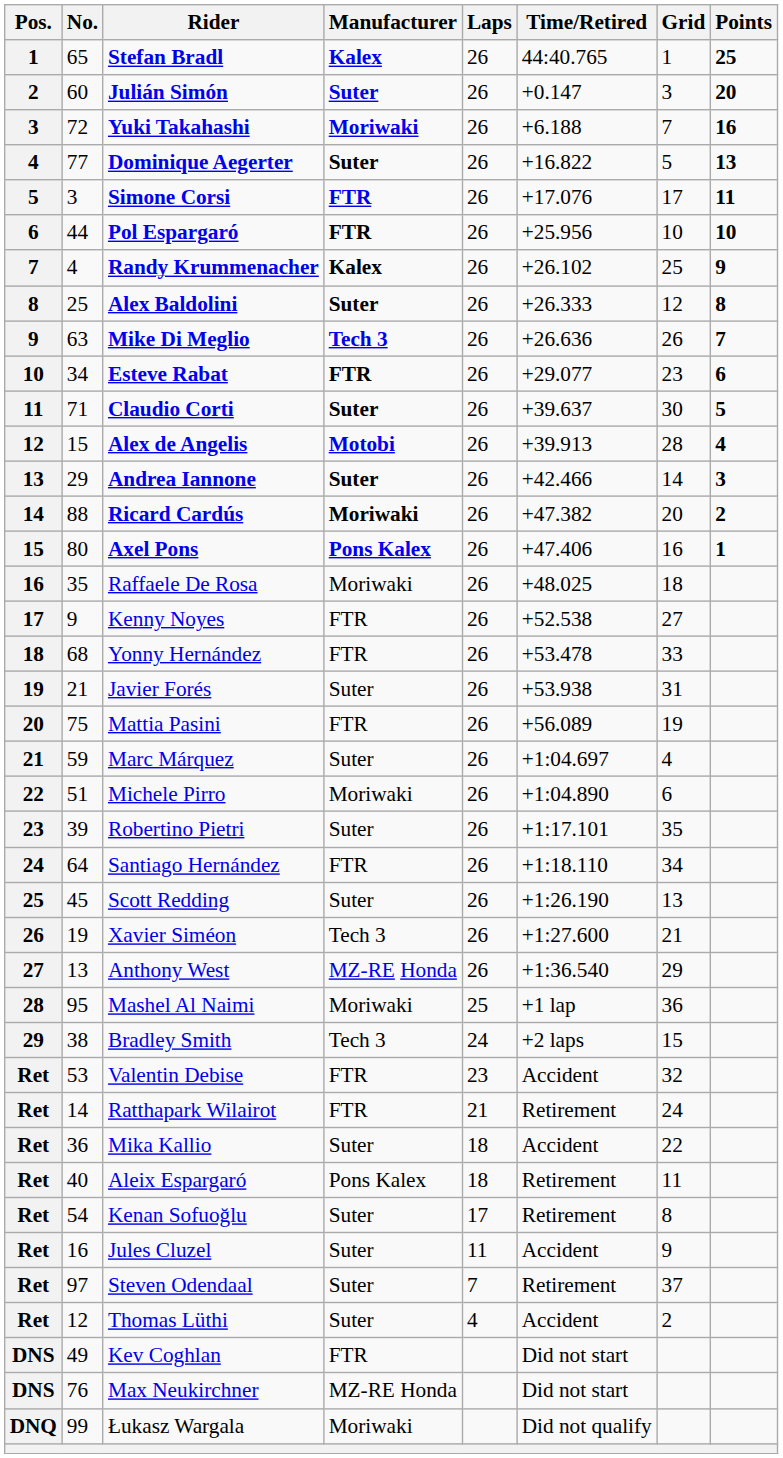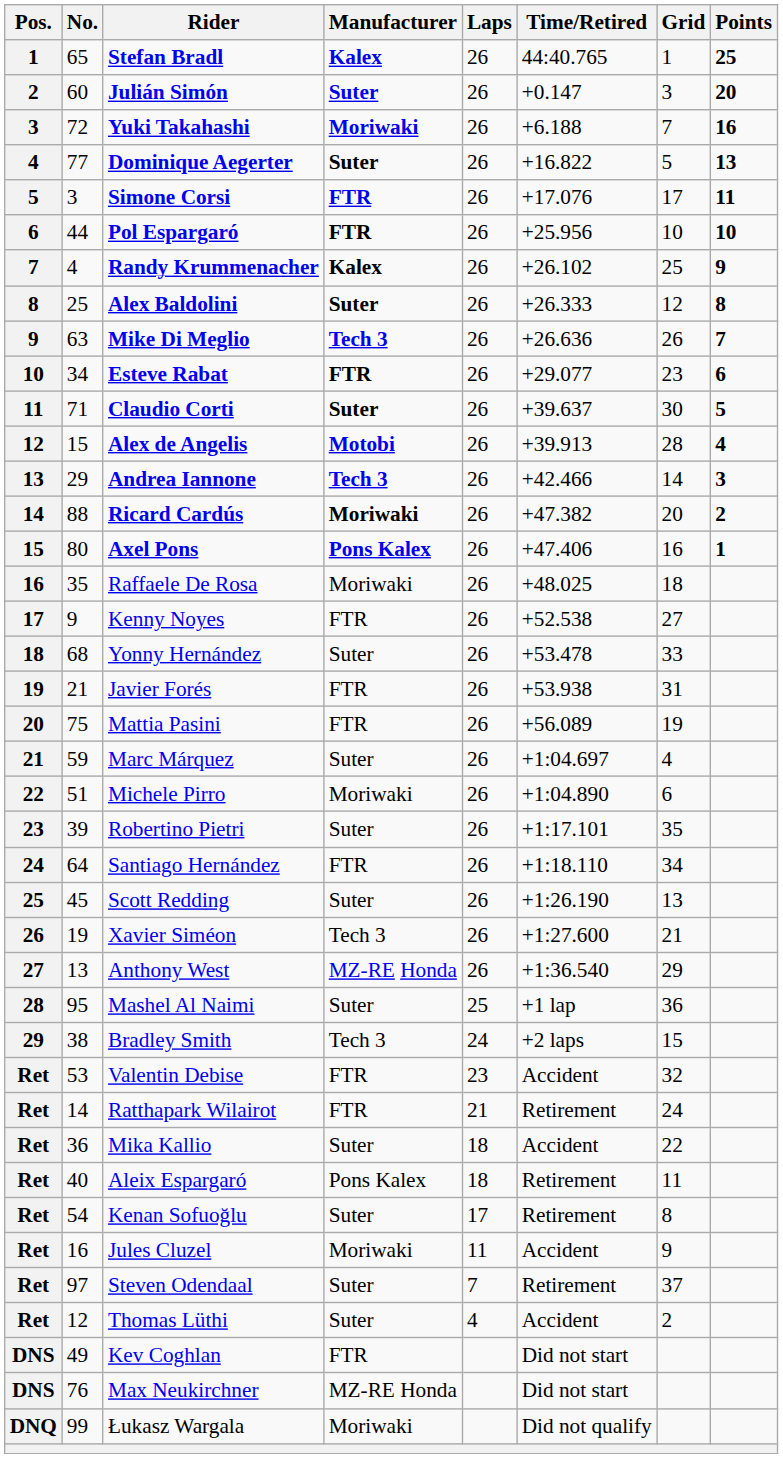(354, 478) Suter -> (358, 478) Tech 3
(348, 653) FTR -> (351, 653) Suter
(351, 688) Suter -> (348, 688) FTR
(371, 1004) Moriwaki -> (351, 1004) Suter
(351, 1250) Suter -> (371, 1250) Moriwaki
